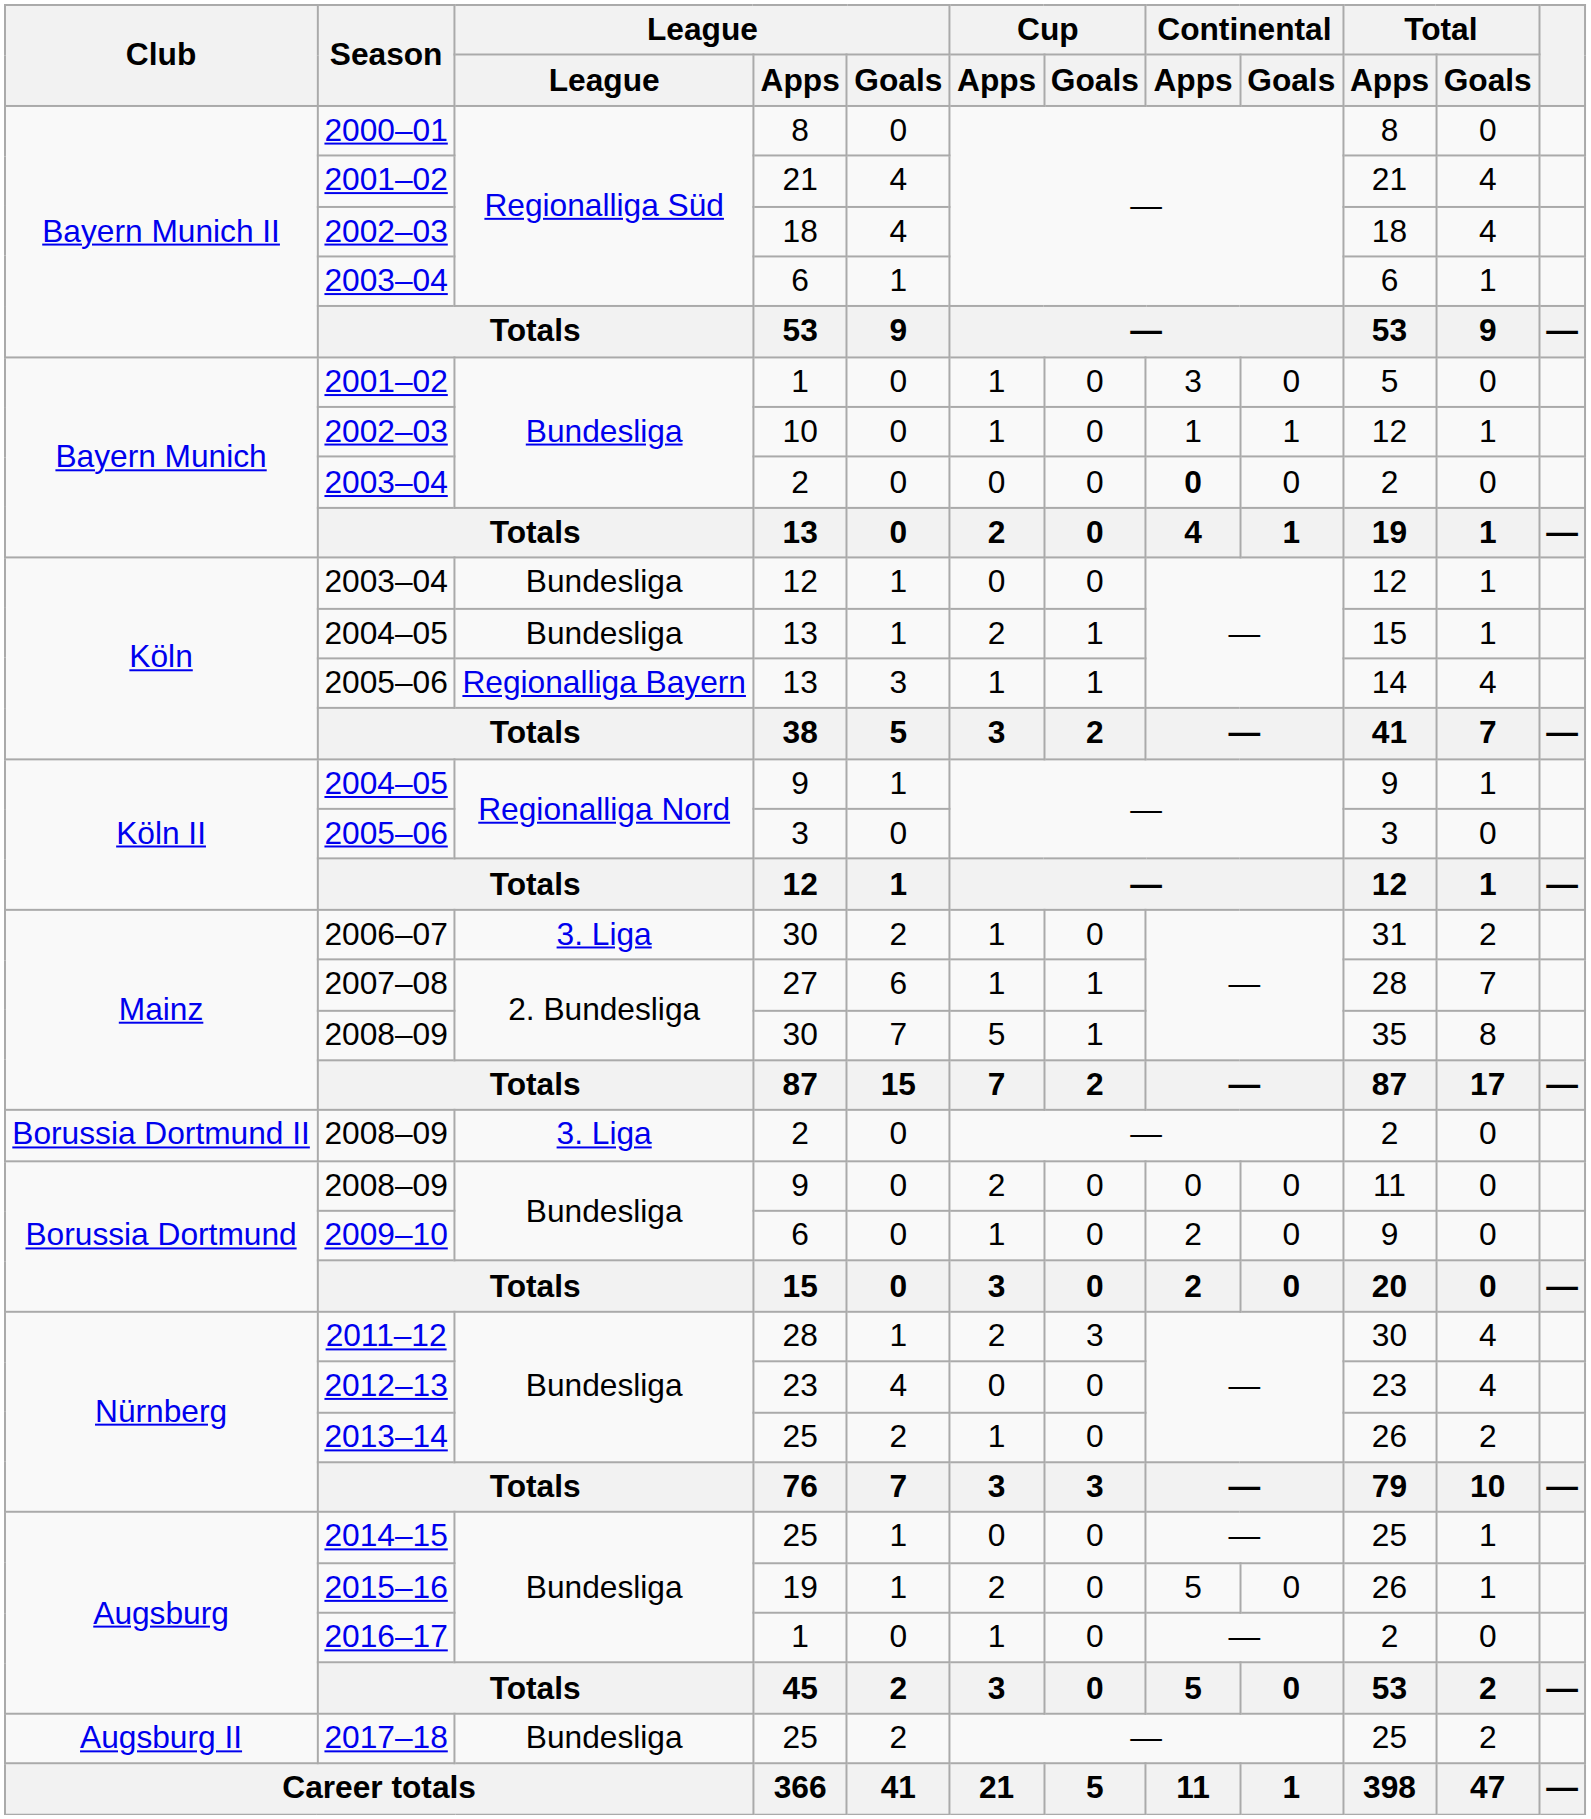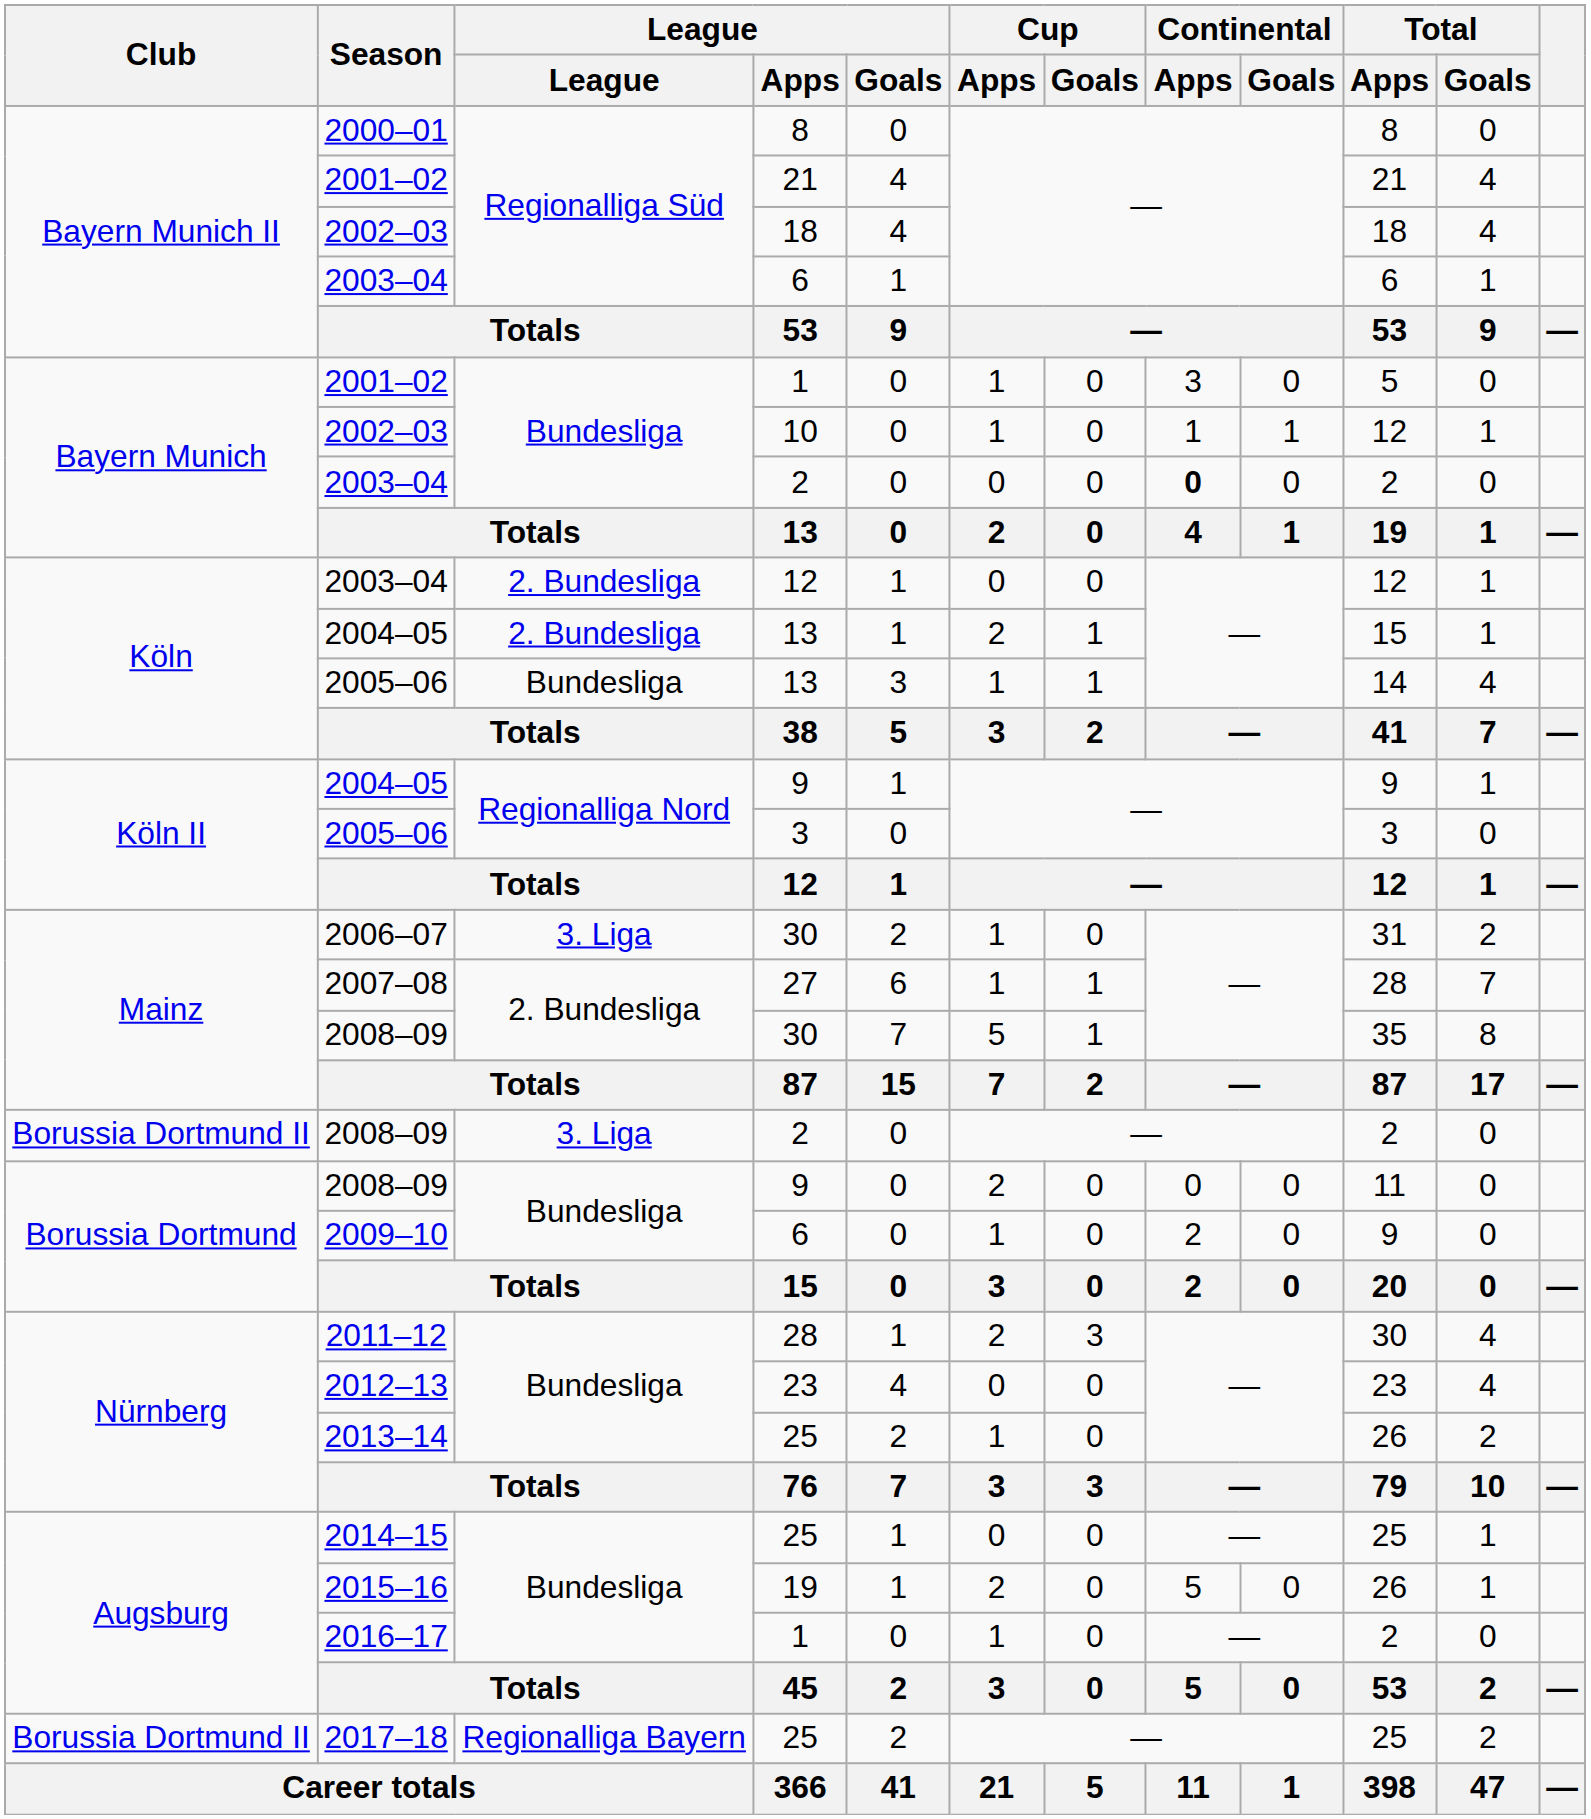(604, 582) Bundesliga -> (604, 582) 2. Bundesliga
(604, 632) Bundesliga -> (604, 632) 2. Bundesliga
(604, 682) Regionalliga Bayern -> (604, 682) Bundesliga
(161, 1737) Augsburg II -> (161, 1737) Borussia Dortmund II
(604, 1737) Bundesliga -> (604, 1737) Regionalliga Bayern
